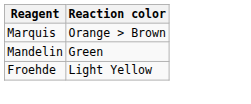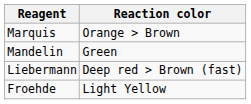+ row: (42, 70)
